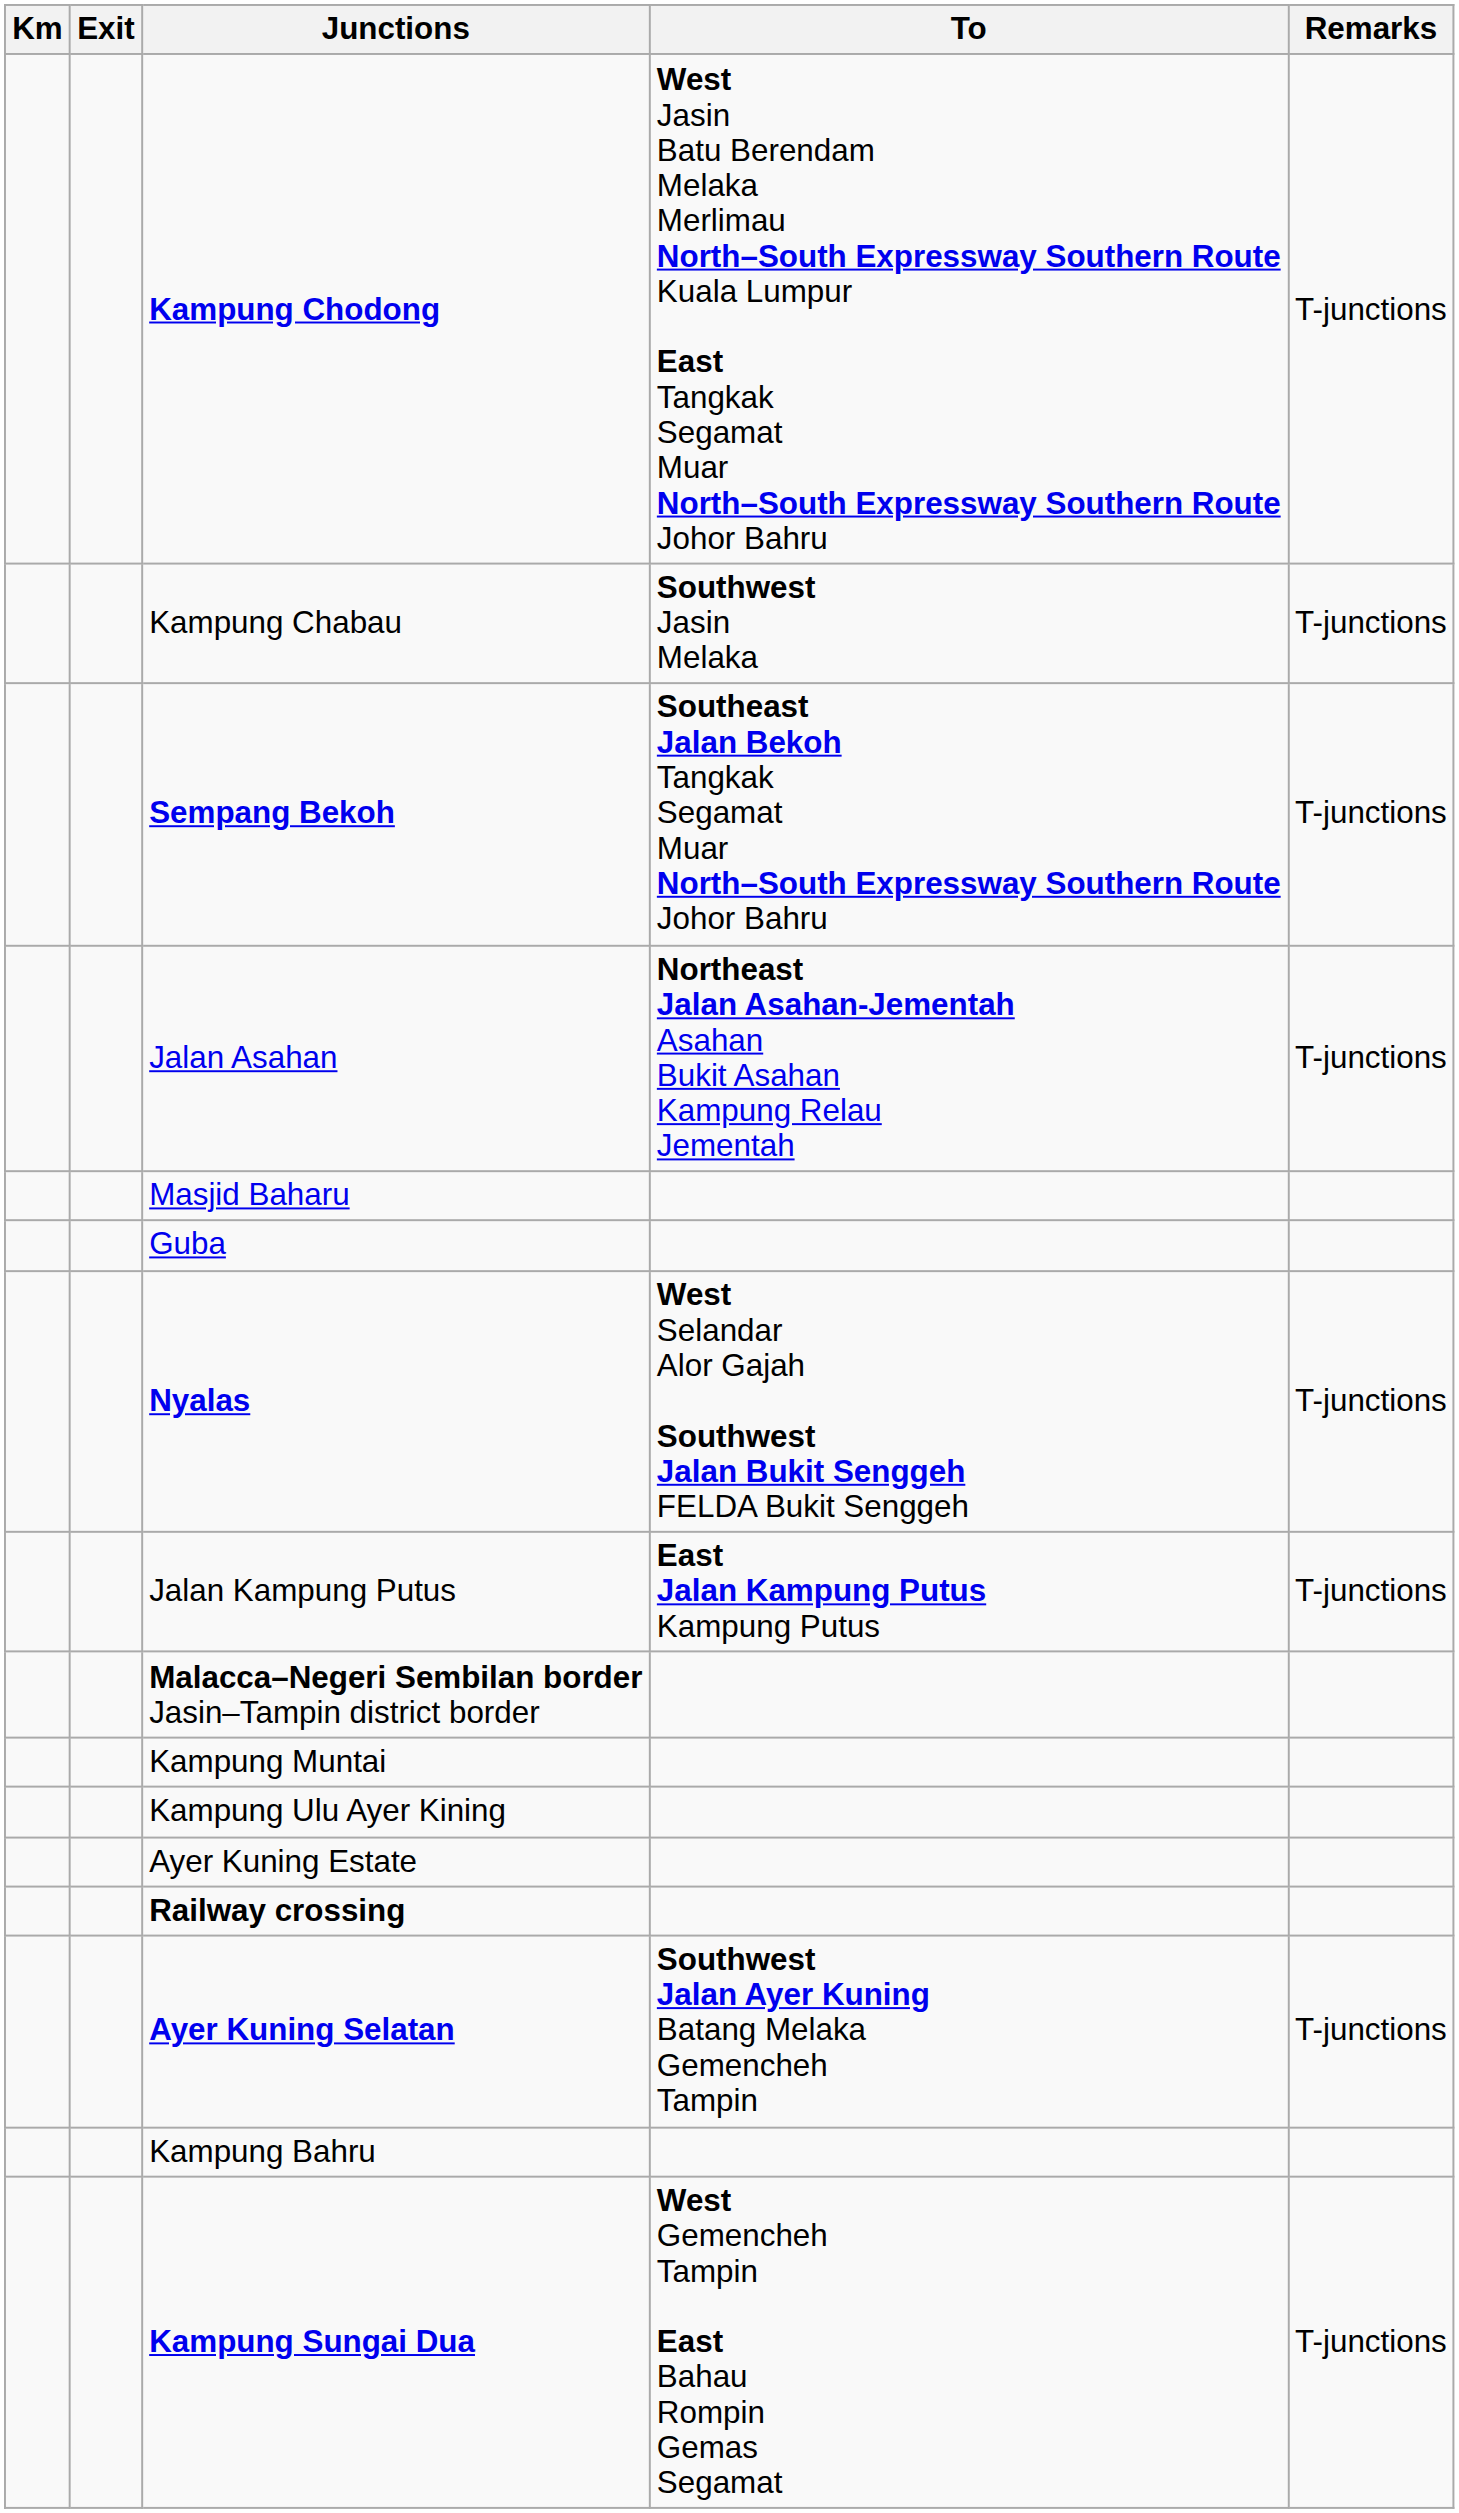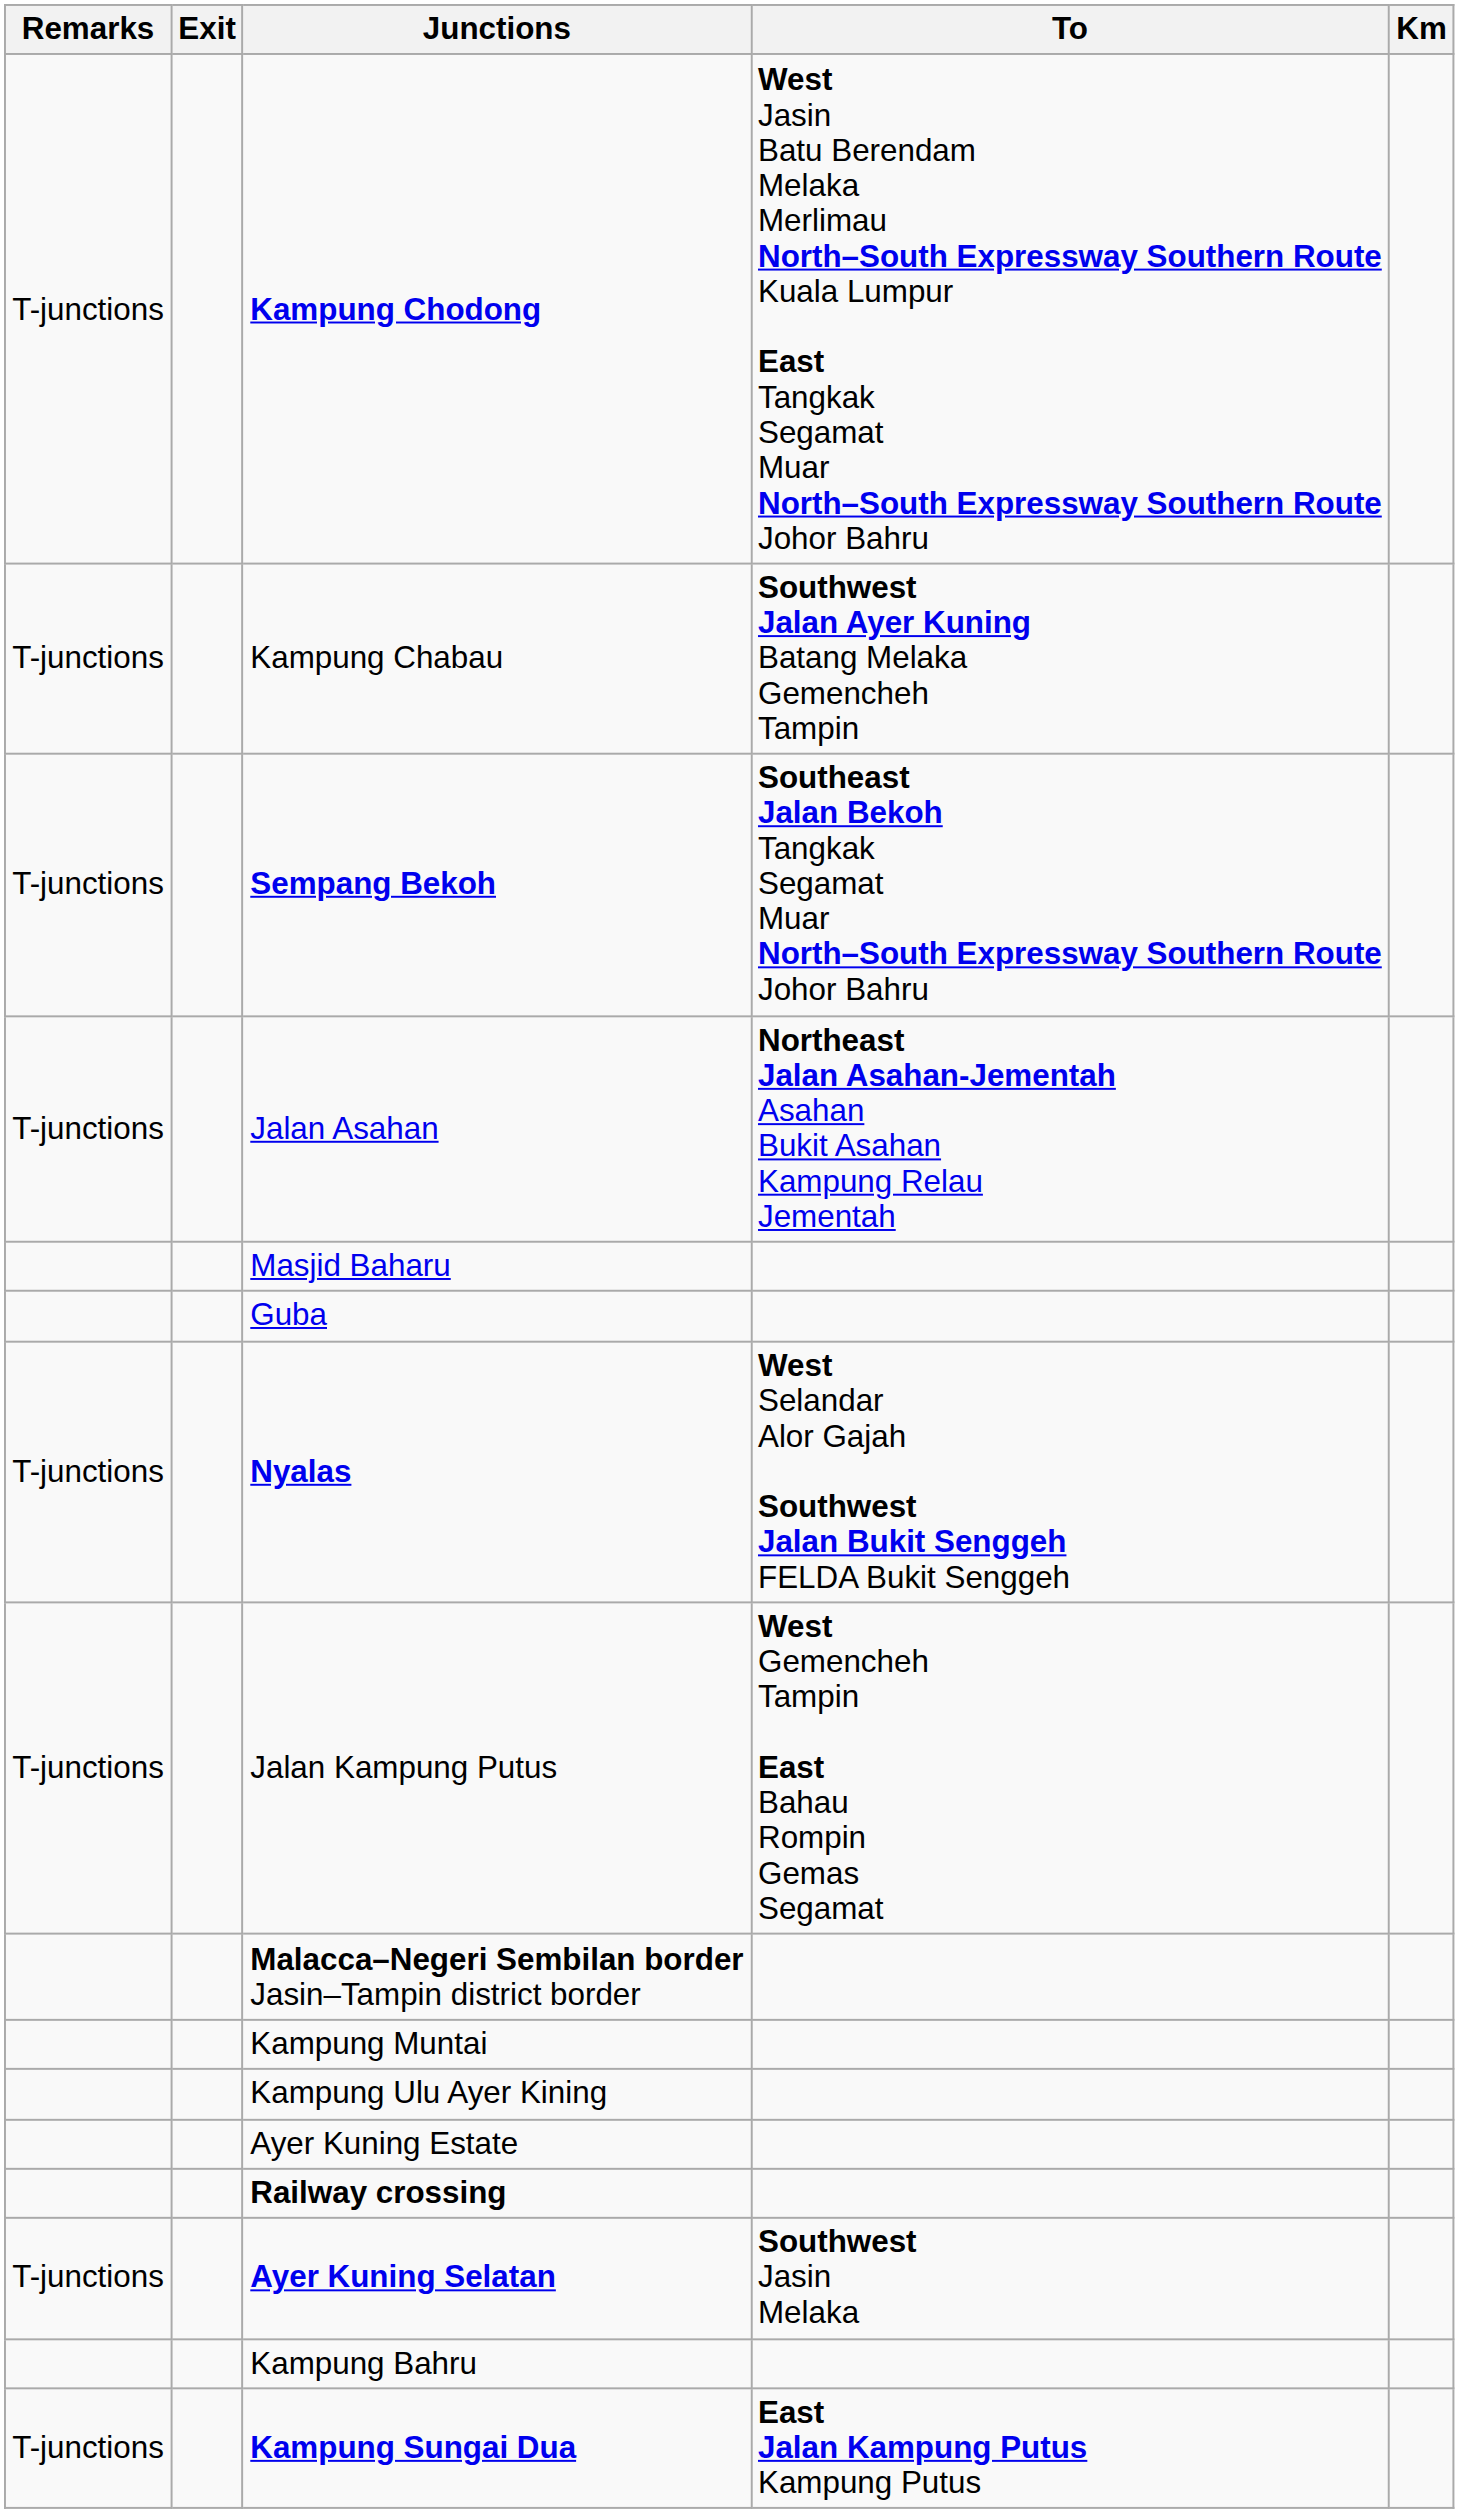columns swapped: (37, 29) <-> (1371, 29)
(736, 622) Southwest Jasin Melaka -> (894, 658) Southwest Jalan Ayer Kuning Batang Melaka Gemencheh Tampin
(822, 1591) East Jalan Kampung Putus Kampung Putus -> (843, 1767) West Gemencheh Tampin East Bahau Rompin Gemas Segamat
(793, 2031) Southwest Jalan Ayer Kuning Batang Melaka Gemencheh Tampin -> (837, 2277) Southwest Jasin Melaka
(742, 2342) West Gemencheh Tampin East Bahau Rompin Gemas Segamat -> (923, 2448) East Jalan Kampung Putus Kampung Putus
